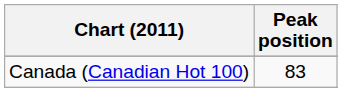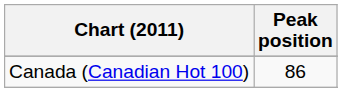(295, 71) 83 -> (295, 71) 86
